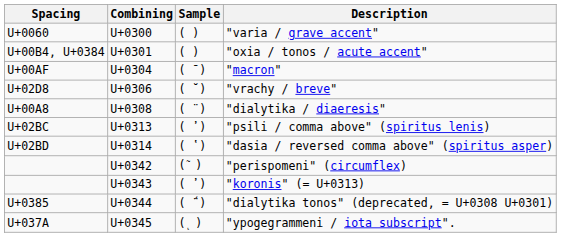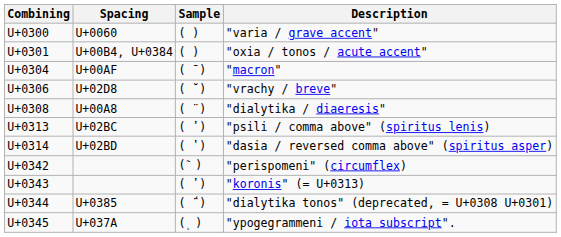columns swapped: (142, 14) <-> (56, 14)
